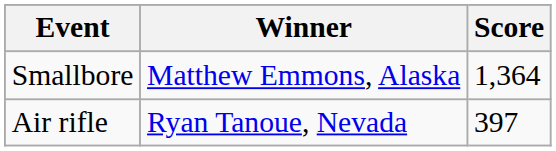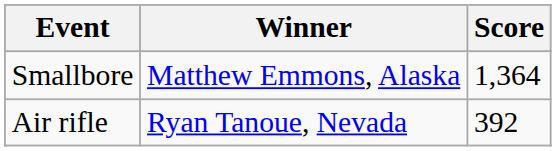(496, 121) 397 -> (496, 121) 392
